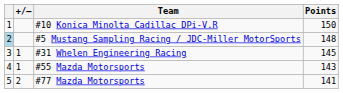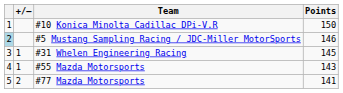(328, 40) 148 -> (328, 40) 146
